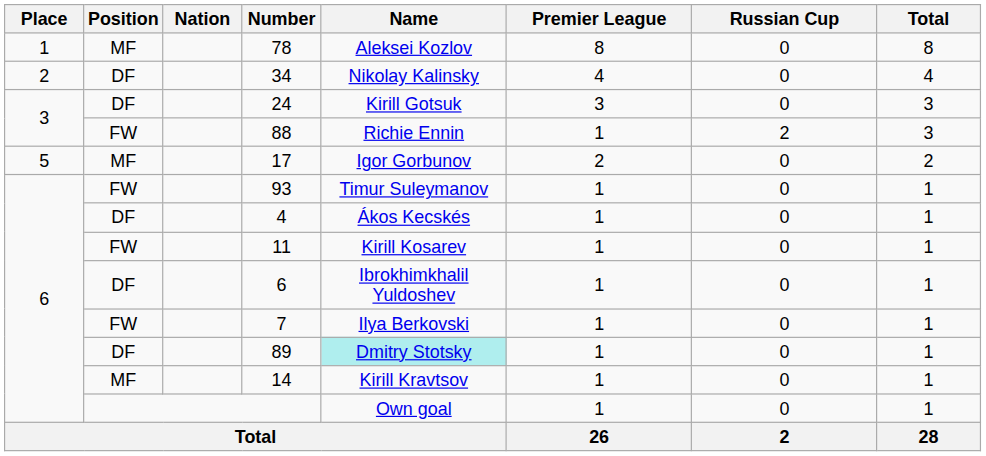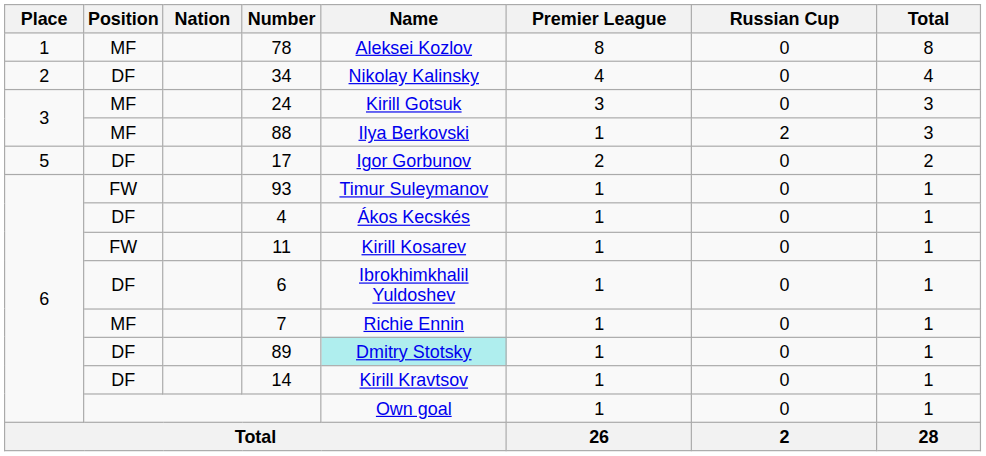(123, 104) DF -> (123, 104) MF
(123, 133) FW -> (123, 133) MF
(414, 133) Richie Ennin -> (414, 133) Ilya Berkovski
(123, 161) MF -> (123, 161) DF
(123, 323) FW -> (123, 323) MF
(414, 323) Ilya Berkovski -> (414, 323) Richie Ennin
(123, 380) MF -> (123, 380) DF
